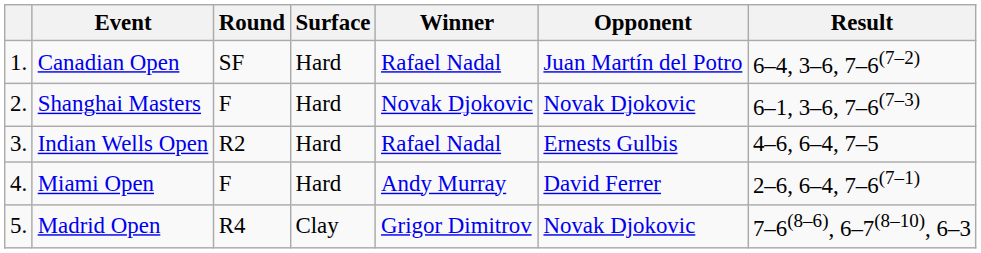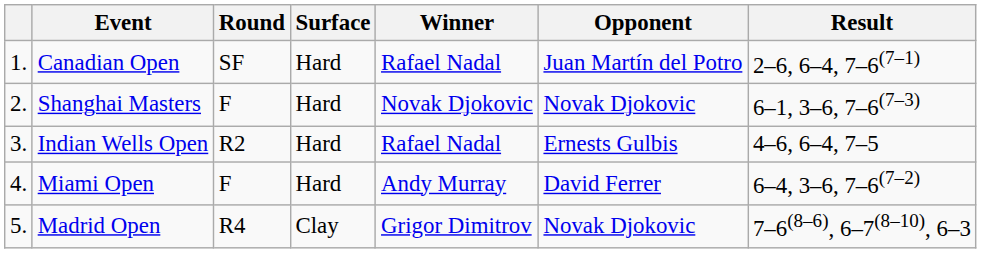(836, 62) 6–4, 3–6, 7–6(7–2) -> (836, 62) 2–6, 6–4, 7–6(7–1)
(836, 183) 2–6, 6–4, 7–6(7–1) -> (836, 183) 6–4, 3–6, 7–6(7–2)
